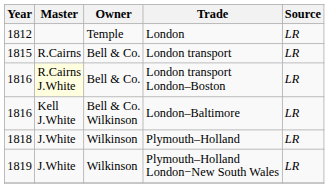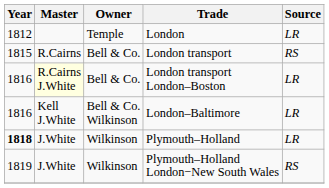(292, 53) LR -> (292, 53) RS
(20, 139) normal -> (20, 139) bold
(292, 166) LR -> (292, 166) RS
